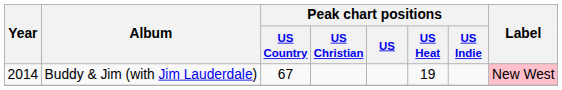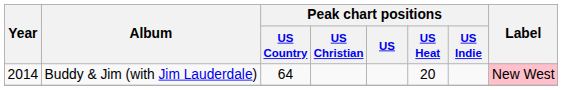(285, 74) 67 -> (285, 74) 64
(428, 74) 19 -> (428, 74) 20
